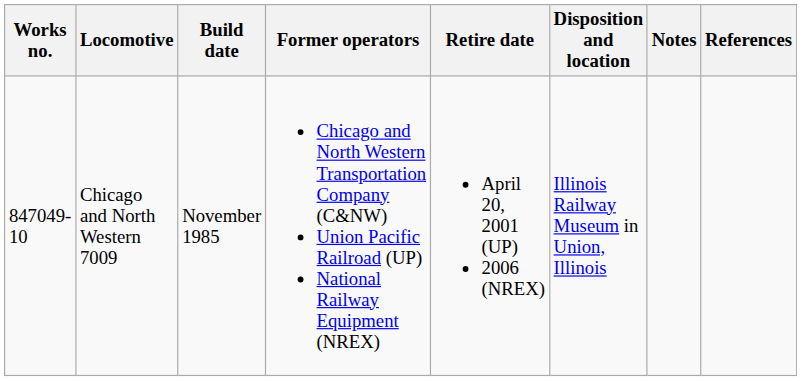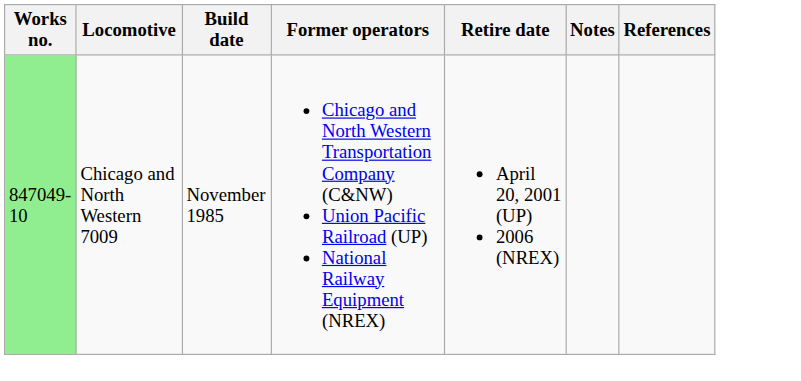- column: (598, 40)
(40, 225) no background -> (40, 204) lightgreen background
